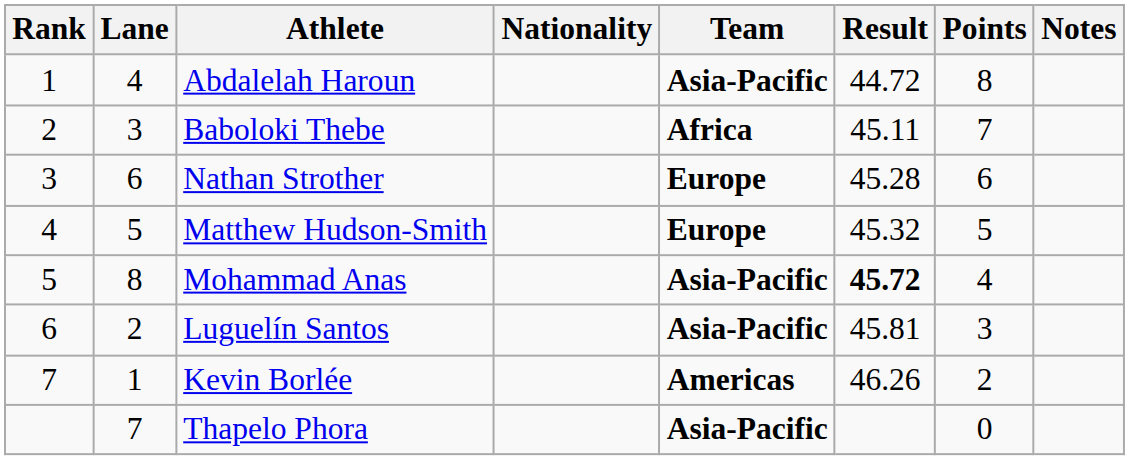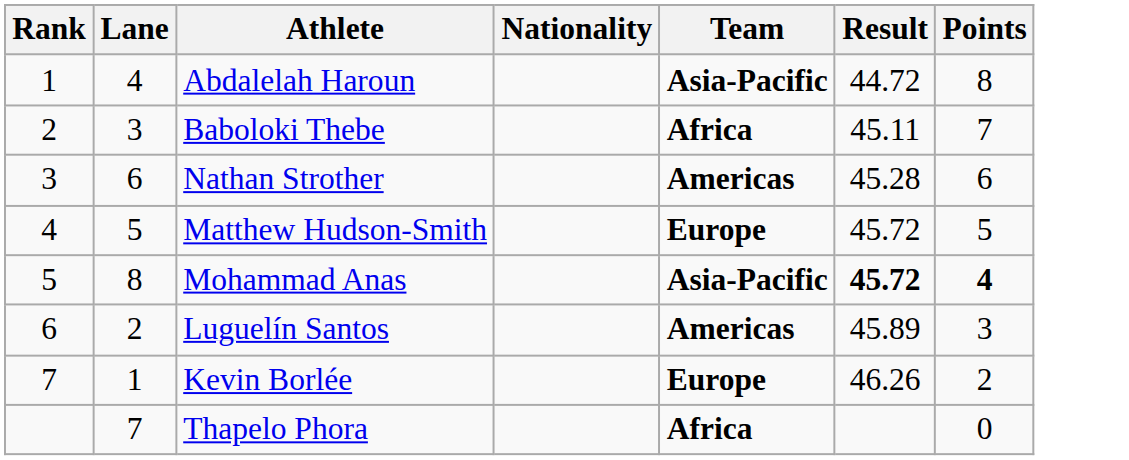- column: (1079, 29)
(716, 179) Europe -> (731, 179) Americas
(885, 229) 45.32 -> (885, 229) 45.72
(985, 279) normal -> (985, 279) bold
(747, 329) Asia-Pacific -> (731, 329) Americas
(885, 329) 45.81 -> (885, 329) 45.89
(731, 379) Americas -> (716, 379) Europe
(747, 429) Asia-Pacific -> (710, 429) Africa
